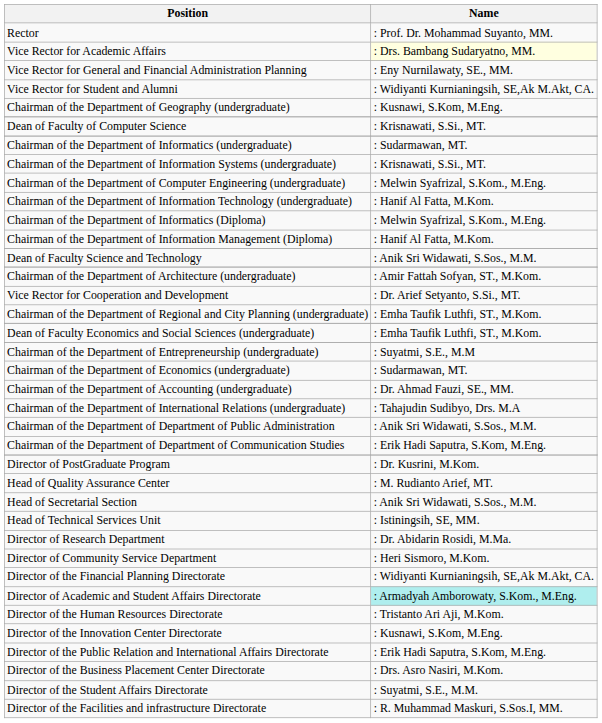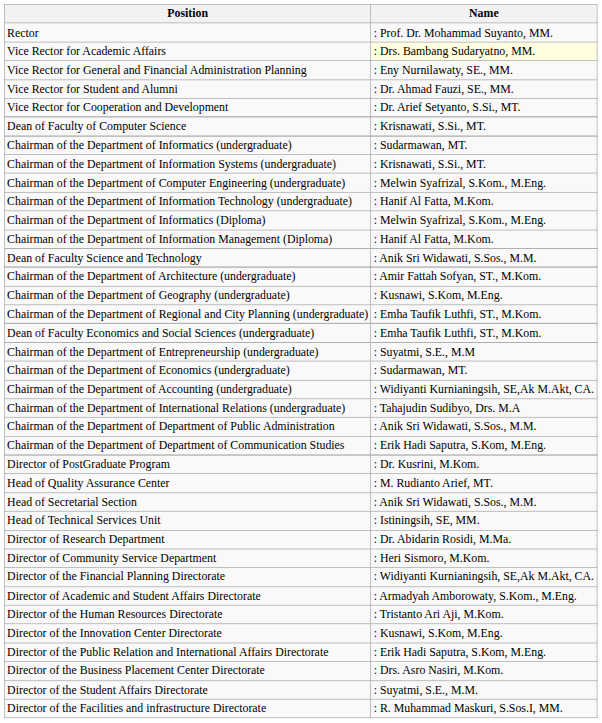(484, 88) : Widiyanti Kurnianingsih, SE,Ak M.Akt, CA. -> (444, 88) : Dr. Ahmad Fauzi, SE., MM.
rows swapped: (118, 295) <-> (148, 107)
(444, 389) : Dr. Ahmad Fauzi, SE., MM. -> (484, 389) : Widiyanti Kurnianingsih, SE,Ak M.Akt, CA.
(475, 595) paleturquoise background -> (475, 595) no background
